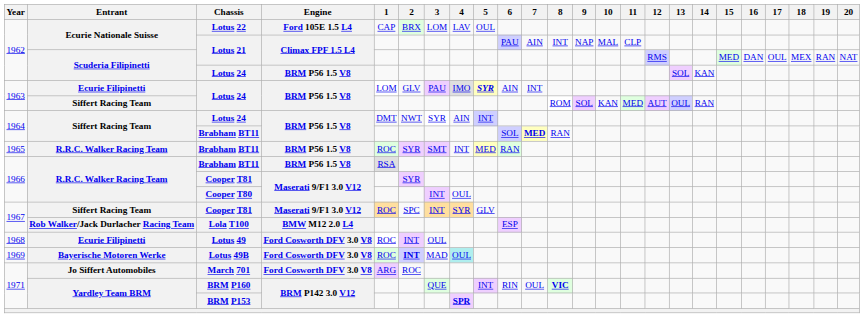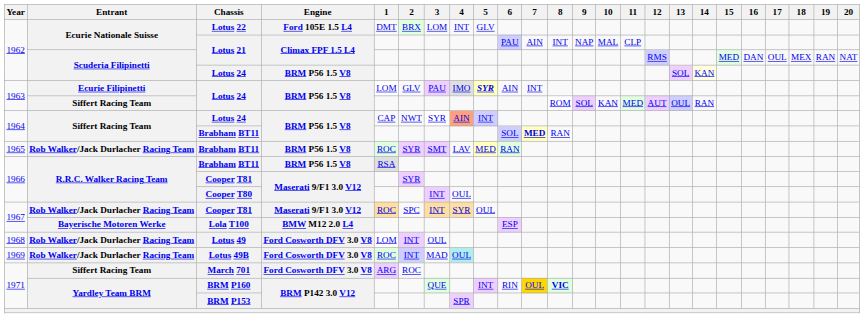(386, 27) CAP -> (386, 27) DMT
(462, 27) LAV -> (462, 27) INT
(486, 27) OUL -> (486, 27) GLV
(704, 73) no background -> (704, 73) lightyellow background
(386, 118) DMT -> (386, 118) CAP
(462, 118) no background -> (462, 118) lightsalmon background
(112, 149) R.R.C. Walker Racing Team -> (112, 149) Rob Walker/Jack Durlacher Racing Team
(462, 149) INT -> (462, 149) LAV
(112, 210) Siffert Racing Team -> (112, 210) Rob Walker/Jack Durlacher Racing Team
(486, 210) GLV -> (486, 210) OUL
(112, 225) Rob Walker/Jack Durlacher Racing Team -> (112, 225) Bayerische Motoren Werke
(112, 240) Ecurie Filipinetti -> (112, 240) Rob Walker/Jack Durlacher Racing Team
(386, 240) ROC -> (386, 240) LOM
(112, 255) Bayerische Motoren Werke -> (112, 255) Rob Walker/Jack Durlacher Racing Team
(411, 255) bold -> (411, 255) normal
(112, 270) Jo Siffert Automobiles -> (112, 270) Siffert Racing Team
(535, 286) no background -> (535, 286) gold background
(462, 301) bold -> (462, 301) normal
